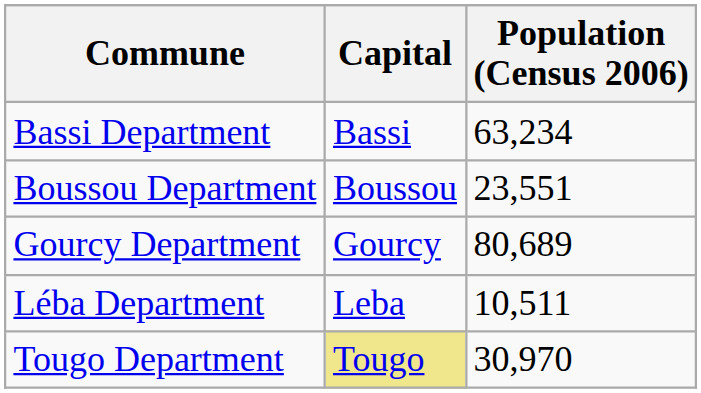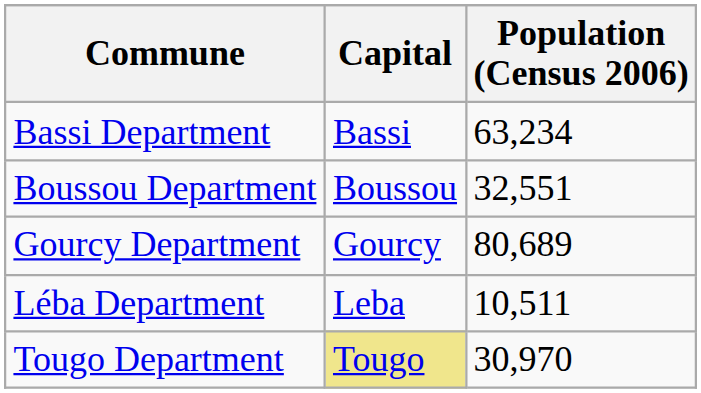(523, 187) 23,551 -> (523, 187) 32,551
